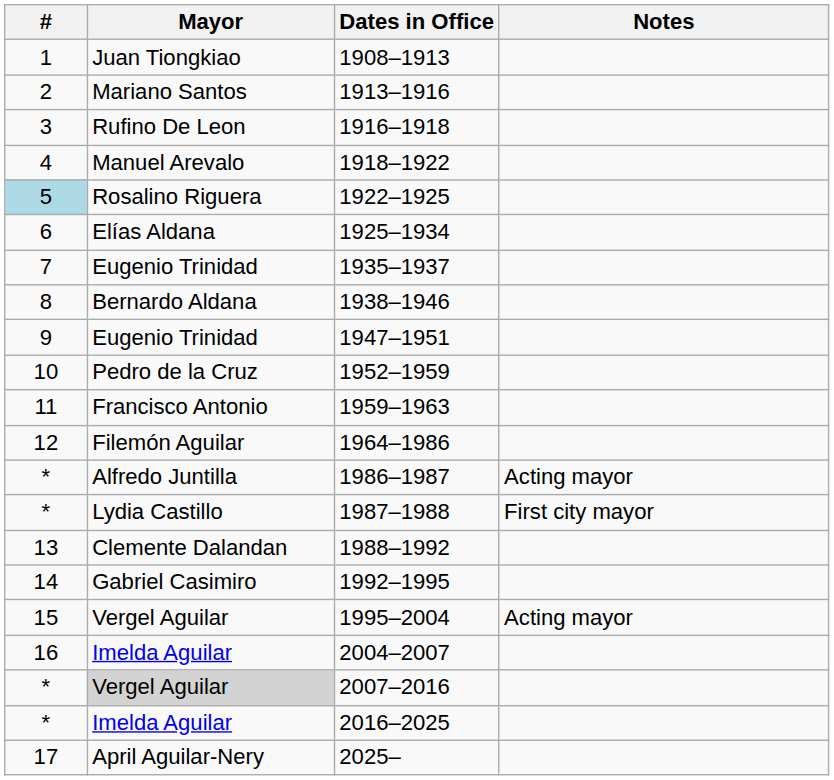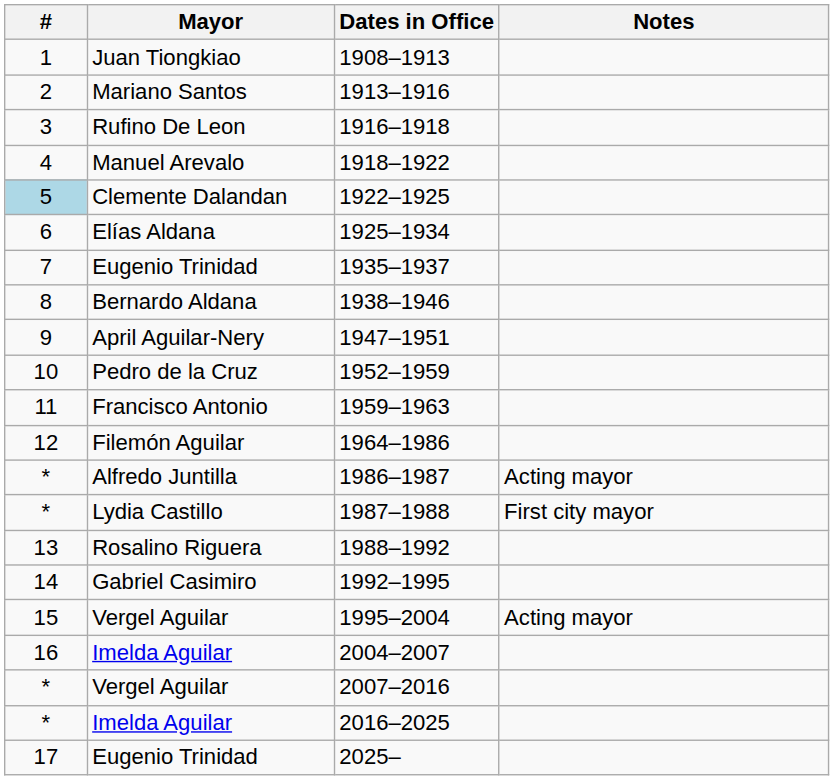(177, 197) Rosalino Riguera -> (190, 197) Clemente Dalandan
(175, 337) Eugenio Trinidad -> (178, 337) April Aguilar-Nery
(190, 547) Clemente Dalandan -> (177, 547) Rosalino Riguera
(160, 687) lightgrey background -> (160, 687) no background
(178, 757) April Aguilar-Nery -> (175, 757) Eugenio Trinidad
